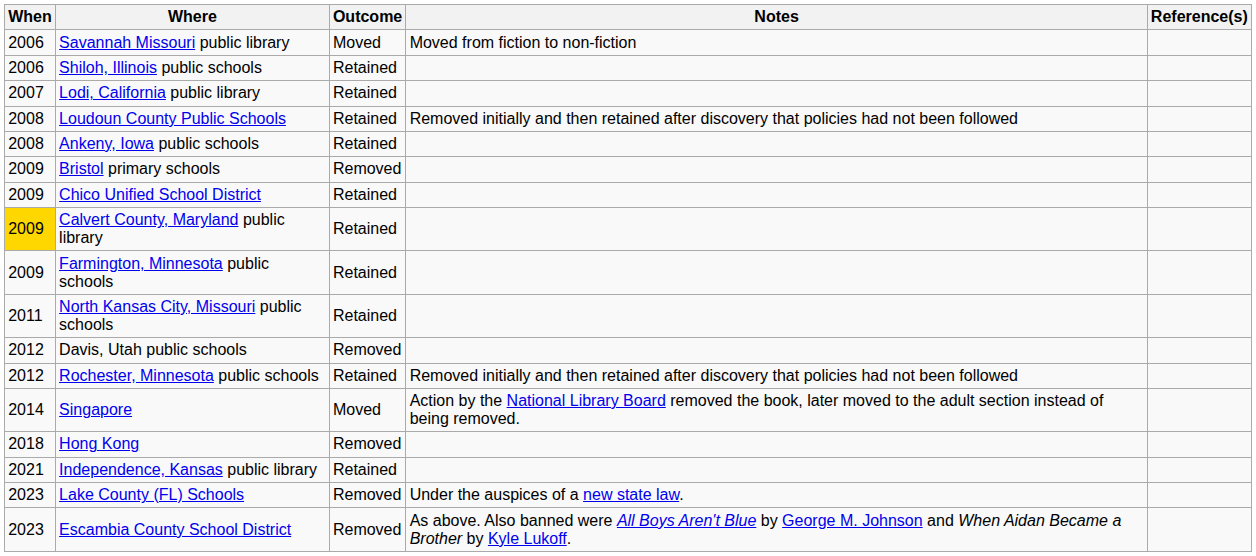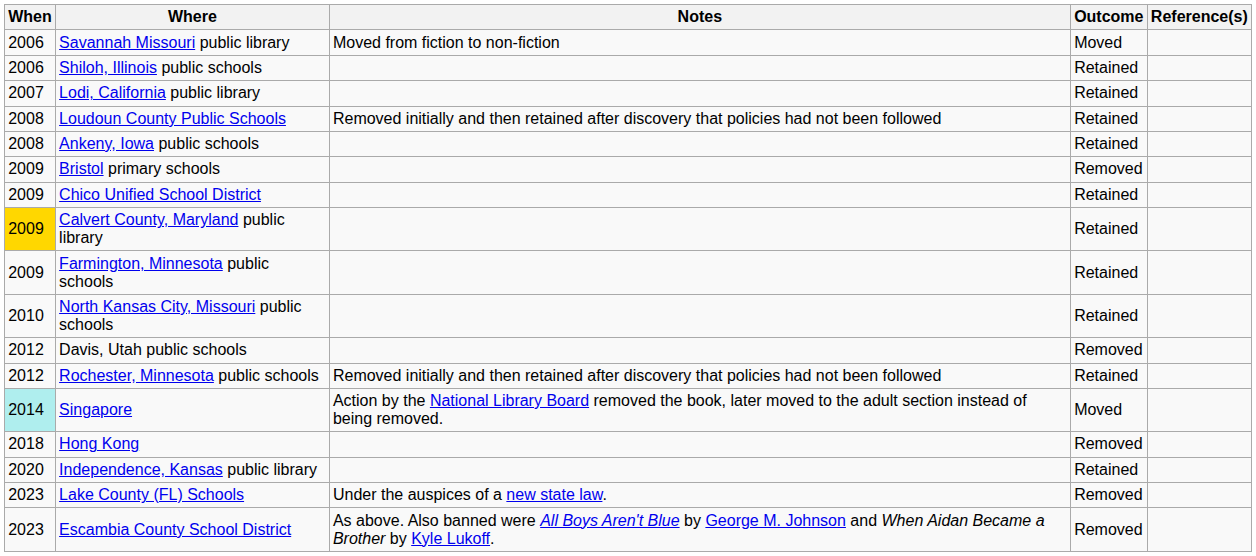columns swapped: (368, 17) <-> (777, 17)
(25, 315) 2011 -> (26, 315) 2010
(26, 410) no background -> (26, 410) paleturquoise background
(26, 469) 2021 -> (26, 469) 2020
